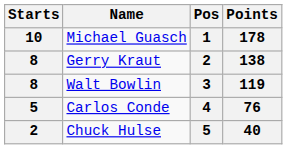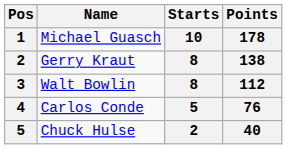columns swapped: (207, 16) <-> (34, 16)
(252, 86) 119 -> (252, 86) 112
